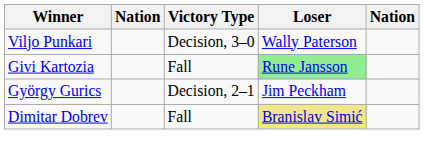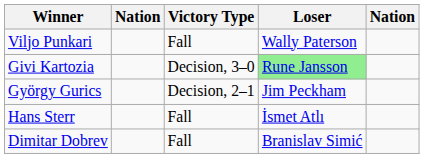(211, 41) Decision, 3–0 -> (180, 41) Fall
(180, 66) Fall -> (211, 66) Decision, 3–0
+ row: (41, 116)
(312, 116) khaki background -> (312, 141) no background
